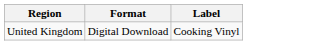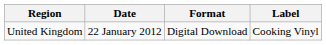+ column: (125, 13)
